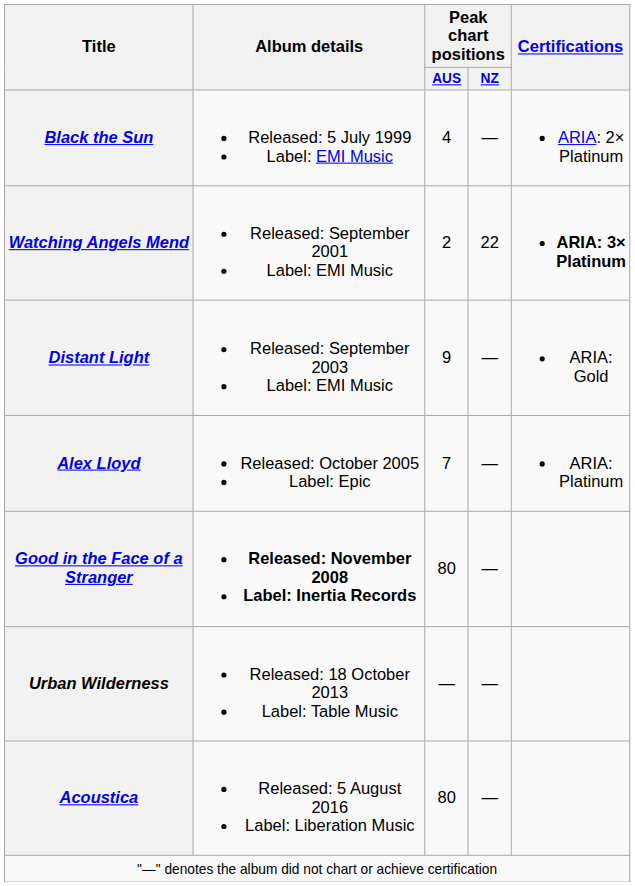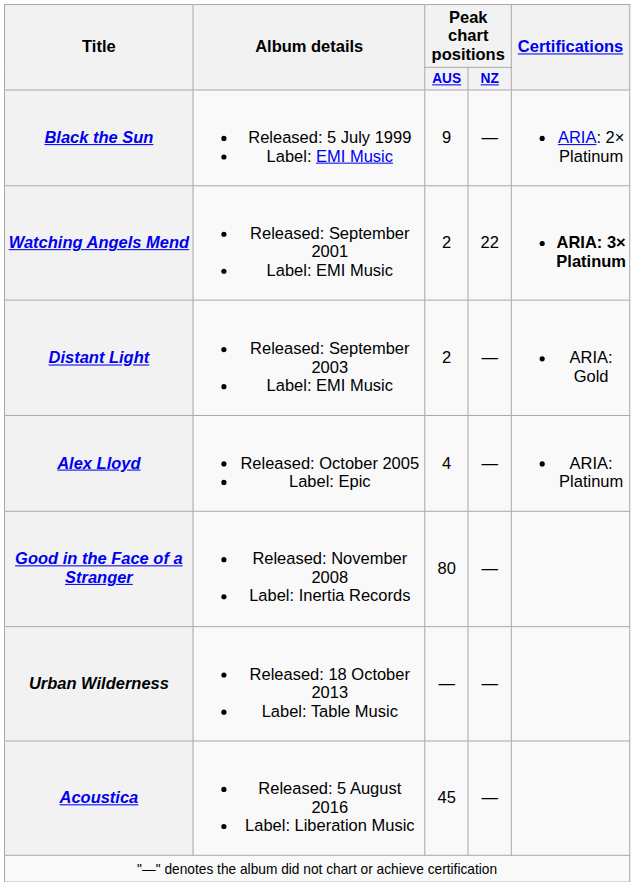(447, 137) 4 -> (447, 137) 9
(447, 357) 9 -> (447, 357) 2
(447, 463) 7 -> (447, 463) 4
(309, 578) bold -> (309, 578) normal
(447, 798) 80 -> (447, 798) 45
